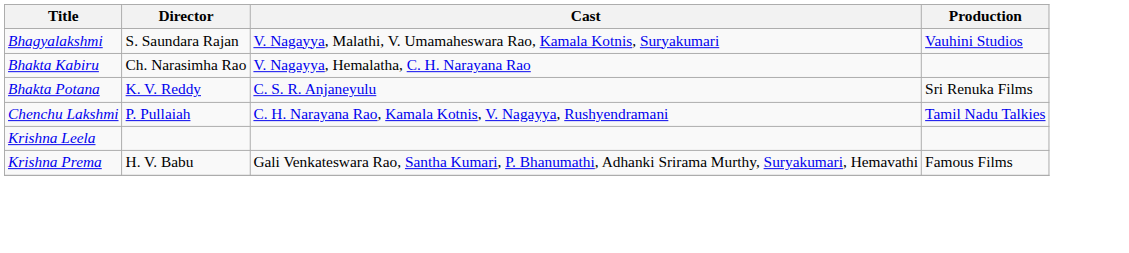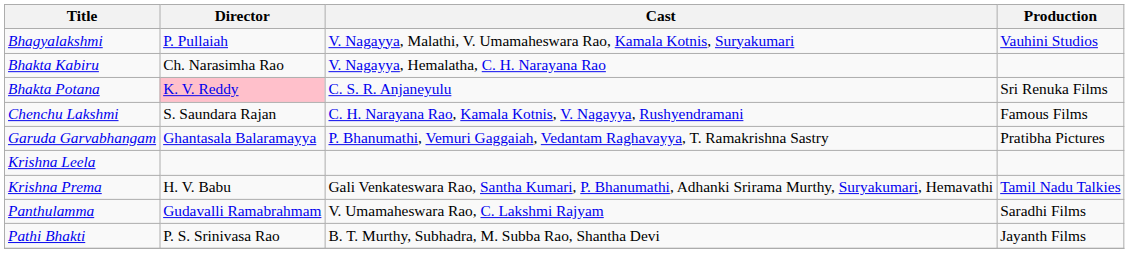(182, 41) S. Saundara Rajan -> (196, 41) P. Pullaiah
(163, 89) no background -> (201, 89) pink background
(158, 114) P. Pullaiah -> (220, 114) S. Saundara Rajan
(985, 114) Tamil Nadu Talkies -> (1044, 114) Famous Films
+ row: (82, 138)
(969, 162) Famous Films -> (1060, 187) Tamil Nadu Talkies
+ row: (51, 211)
+ row: (47, 235)
